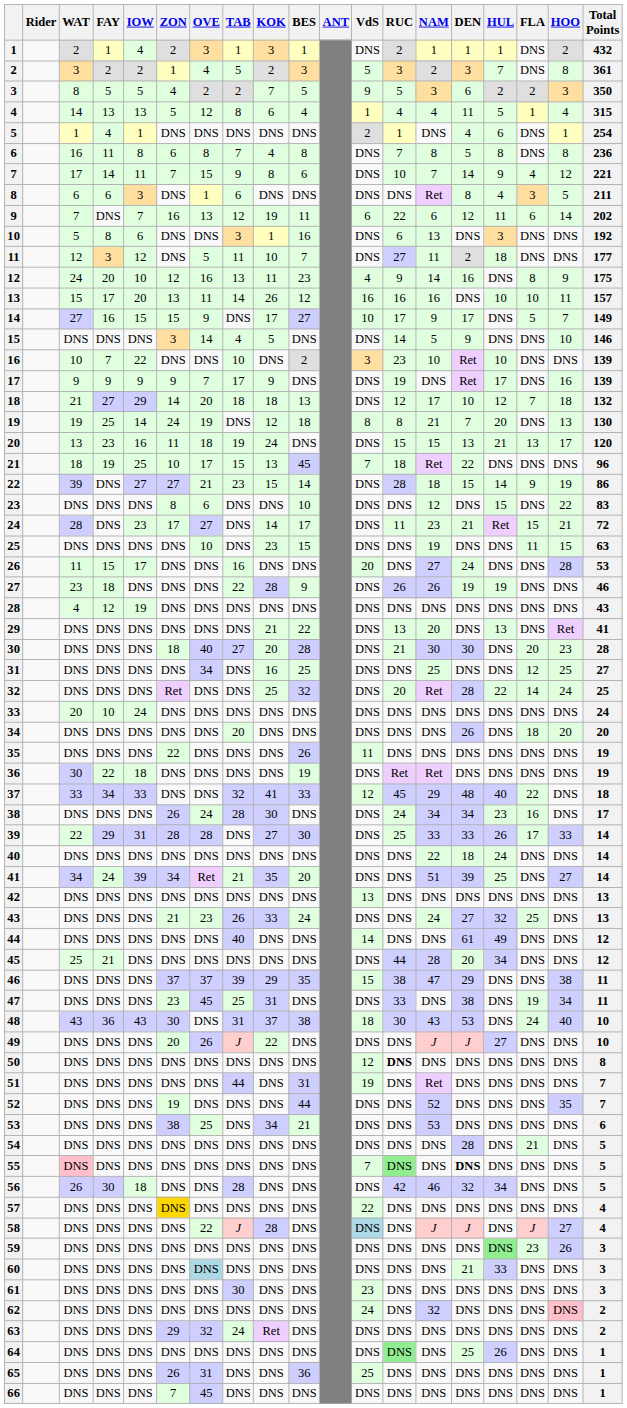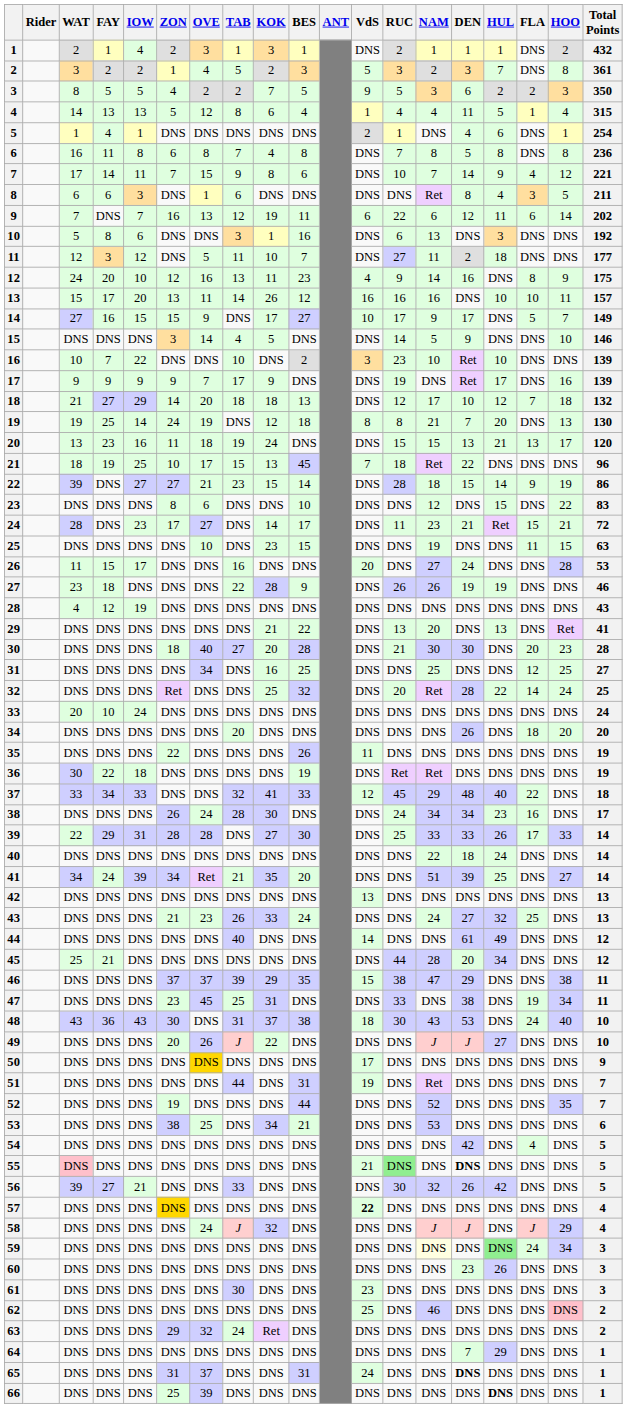(206, 1063) no background -> (206, 1063) gold background
(367, 1063) 12 -> (367, 1063) 17
(399, 1063) bold -> (399, 1063) normal
(603, 1063) 8 -> (603, 1063) 9
(468, 1145) 28 -> (468, 1145) 42
(532, 1145) 21 -> (532, 1145) 4
(367, 1166) 7 -> (367, 1166) 21
(76, 1187) 26 -> (76, 1187) 39
(108, 1187) 30 -> (108, 1187) 27
(140, 1187) 18 -> (140, 1187) 21
(238, 1187) 28 -> (238, 1187) 33
(399, 1187) 42 -> (399, 1187) 30
(434, 1187) 46 -> (434, 1187) 32
(468, 1187) 32 -> (468, 1187) 26
(500, 1187) 34 -> (500, 1187) 42
(367, 1207) normal -> (367, 1207) bold
(206, 1228) 22 -> (206, 1228) 24
(271, 1228) 28 -> (271, 1228) 32
(367, 1228) lightblue background -> (367, 1228) no background
(565, 1228) 27 -> (565, 1228) 29
(434, 1249) no background -> (434, 1249) lightyellow background
(532, 1249) 23 -> (532, 1249) 24
(565, 1249) 26 -> (565, 1249) 34
(206, 1269) lightblue background -> (206, 1269) no background
(468, 1269) 21 -> (468, 1269) 23
(500, 1269) 33 -> (500, 1269) 26
(367, 1311) 24 -> (367, 1311) 25
(434, 1311) 32 -> (434, 1311) 46
(399, 1352) lightgreen background -> (399, 1352) no background
(468, 1352) 25 -> (468, 1352) 7
(500, 1352) 26 -> (500, 1352) 29
(173, 1373) 26 -> (173, 1373) 31
(206, 1373) 31 -> (206, 1373) 37
(304, 1373) 36 -> (304, 1373) 31
(367, 1373) 25 -> (367, 1373) 24
(468, 1373) normal -> (468, 1373) bold
(173, 1393) 7 -> (173, 1393) 25
(206, 1393) 45 -> (206, 1393) 39
(500, 1393) normal -> (500, 1393) bold
